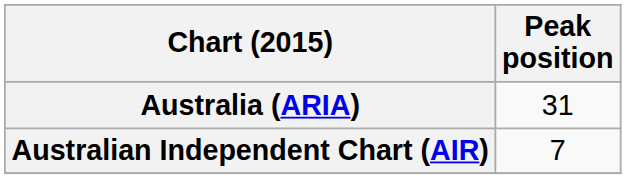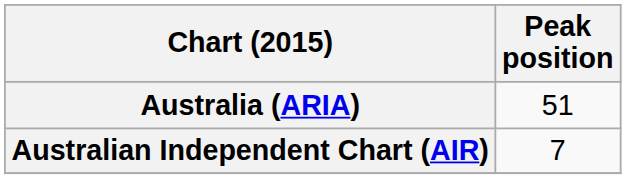(558, 104) 31 -> (558, 104) 51
